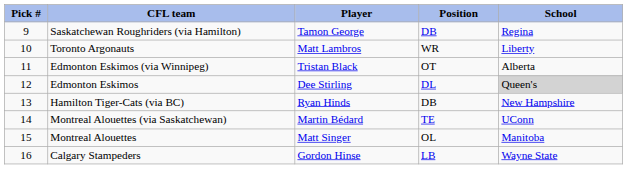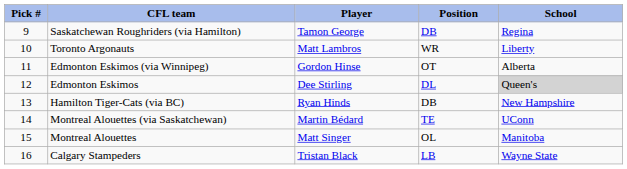(328, 66) Tristan Black -> (329, 66) Gordon Hinse
(329, 155) Gordon Hinse -> (328, 155) Tristan Black
